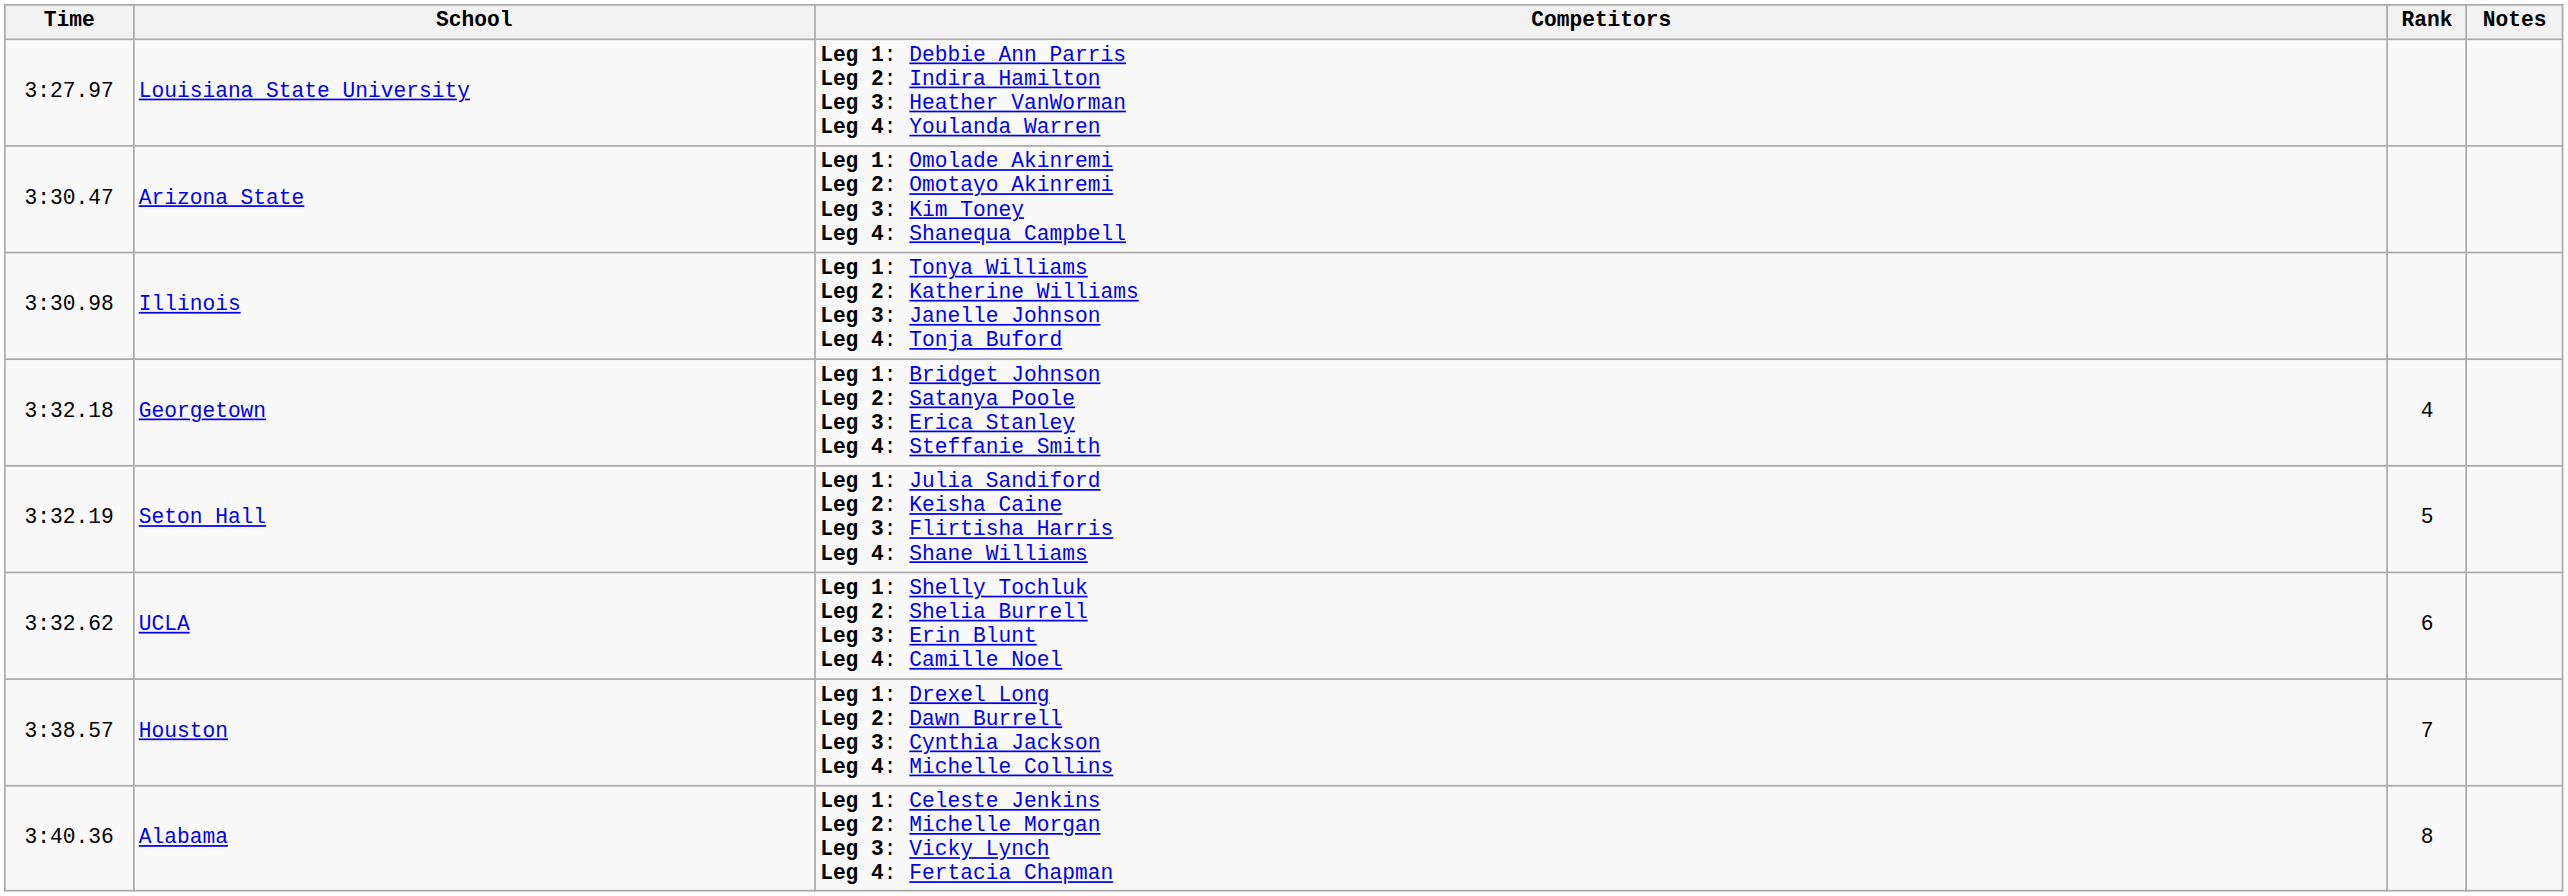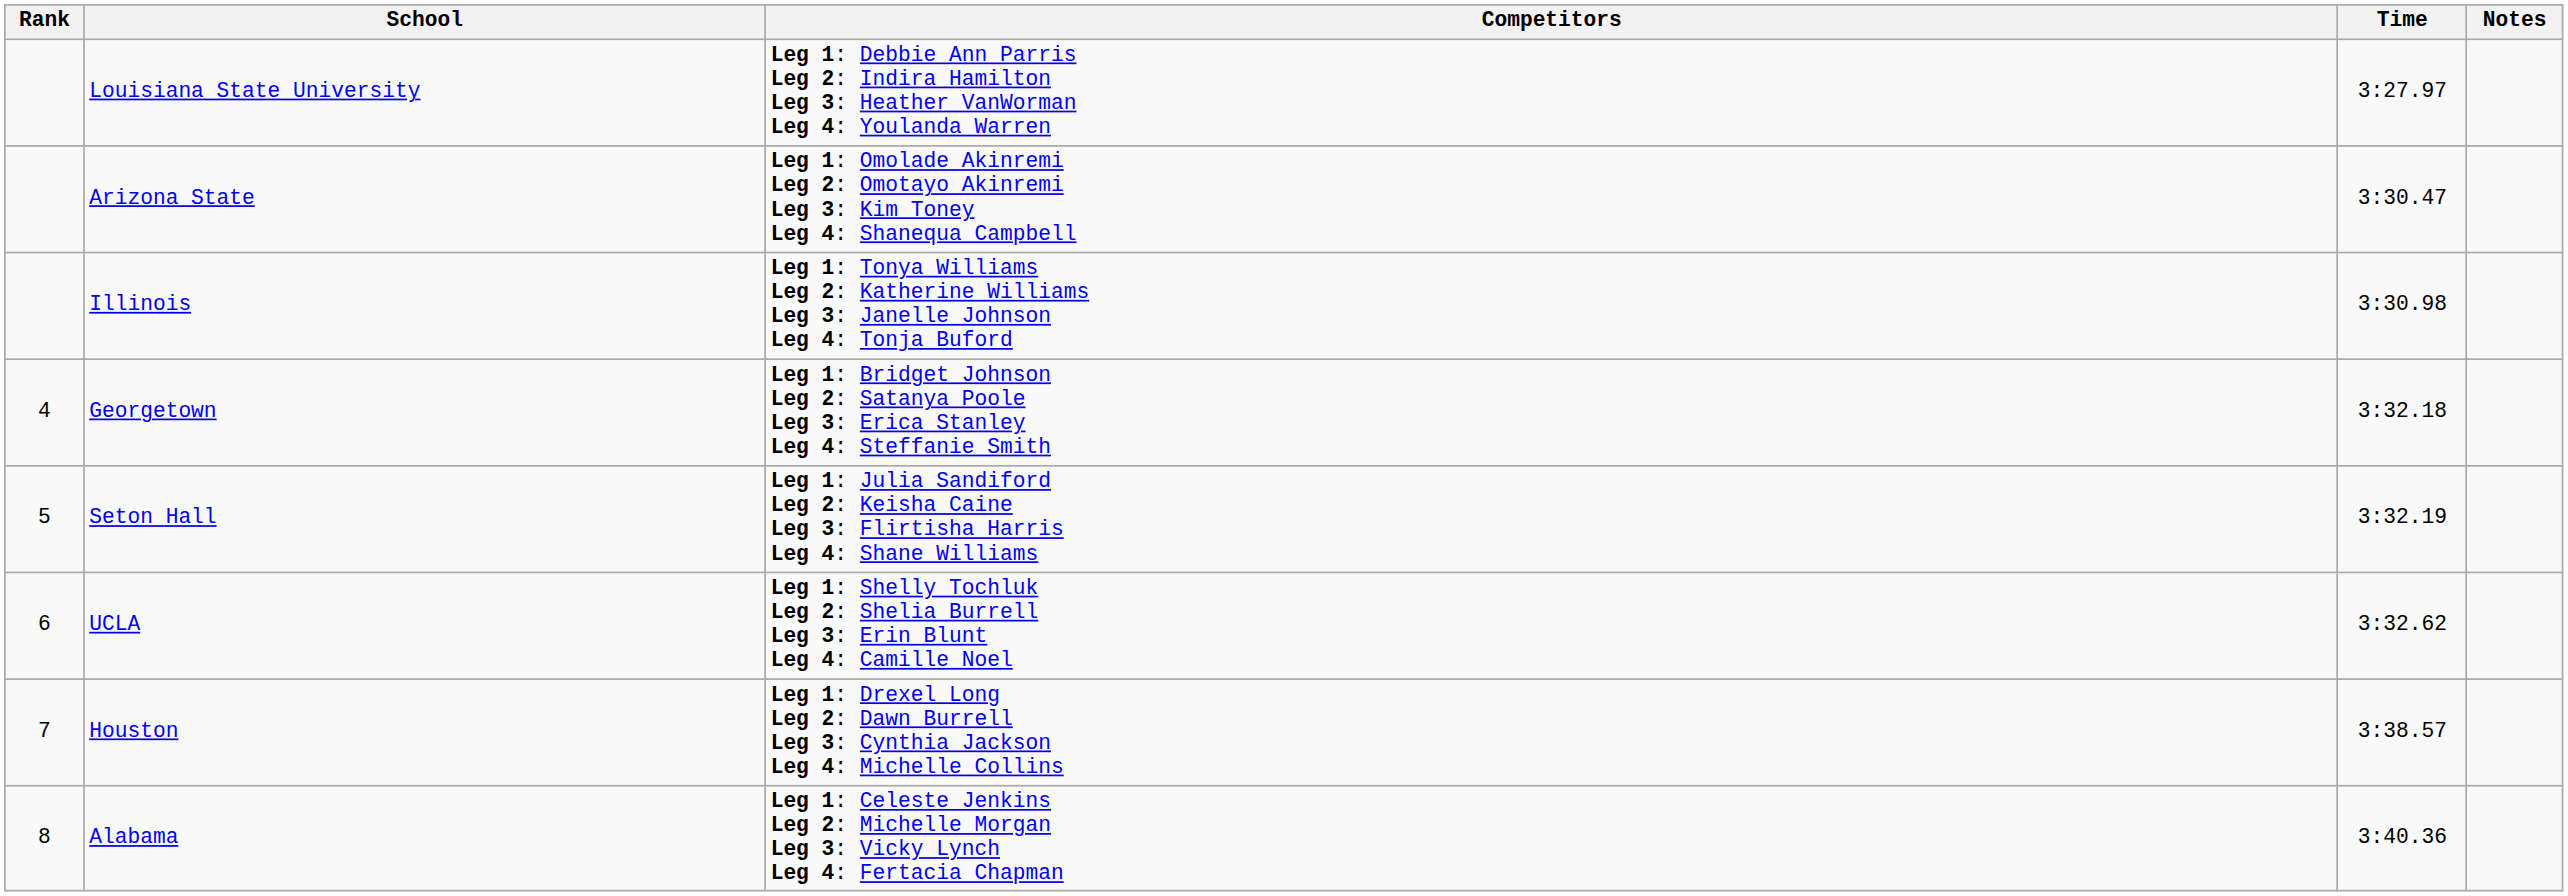columns swapped: (2427, 22) <-> (69, 22)
